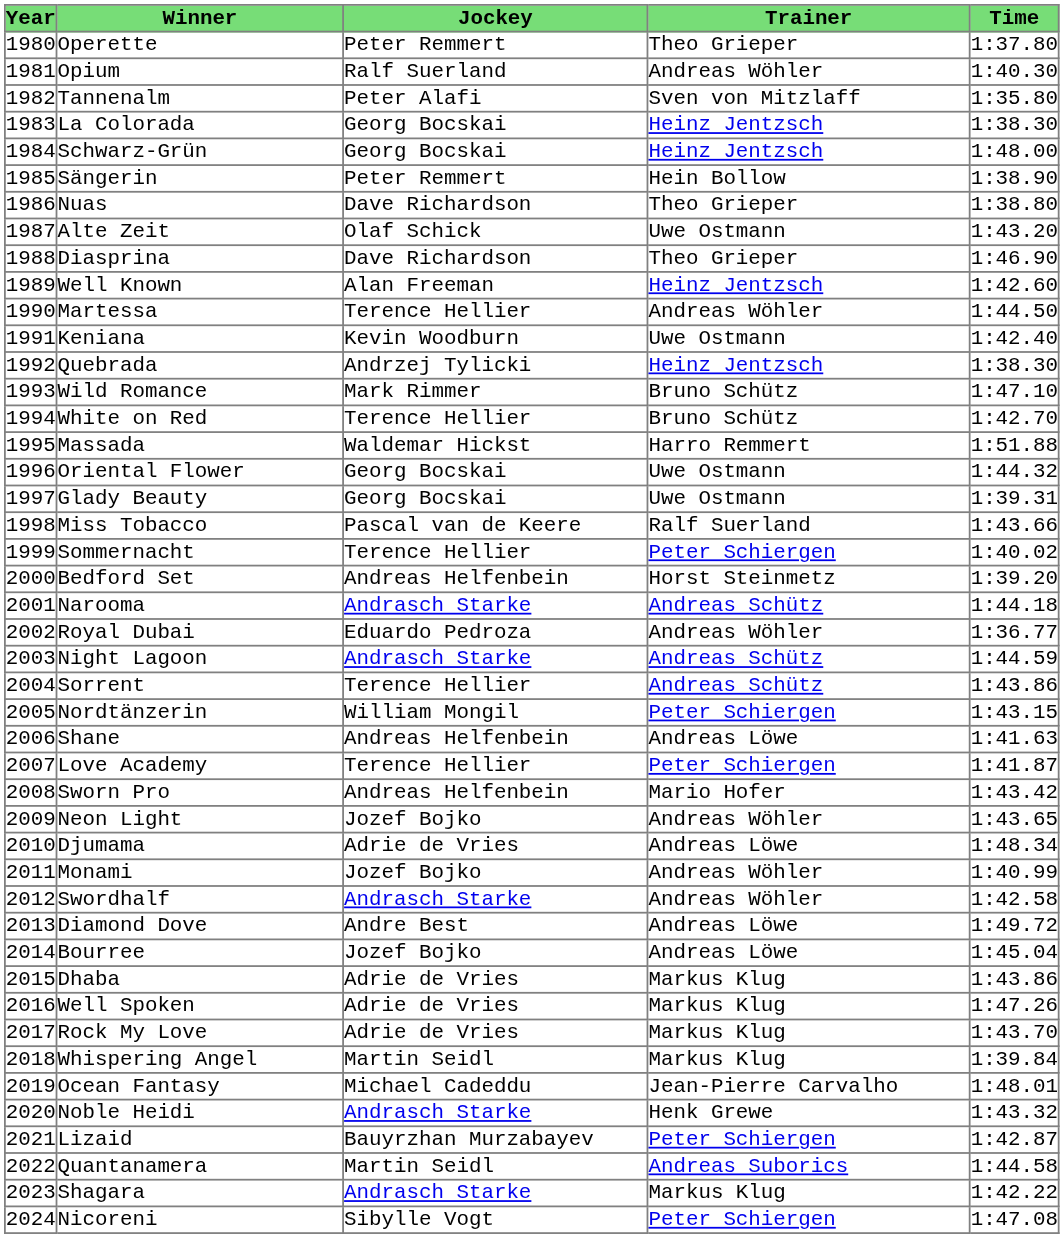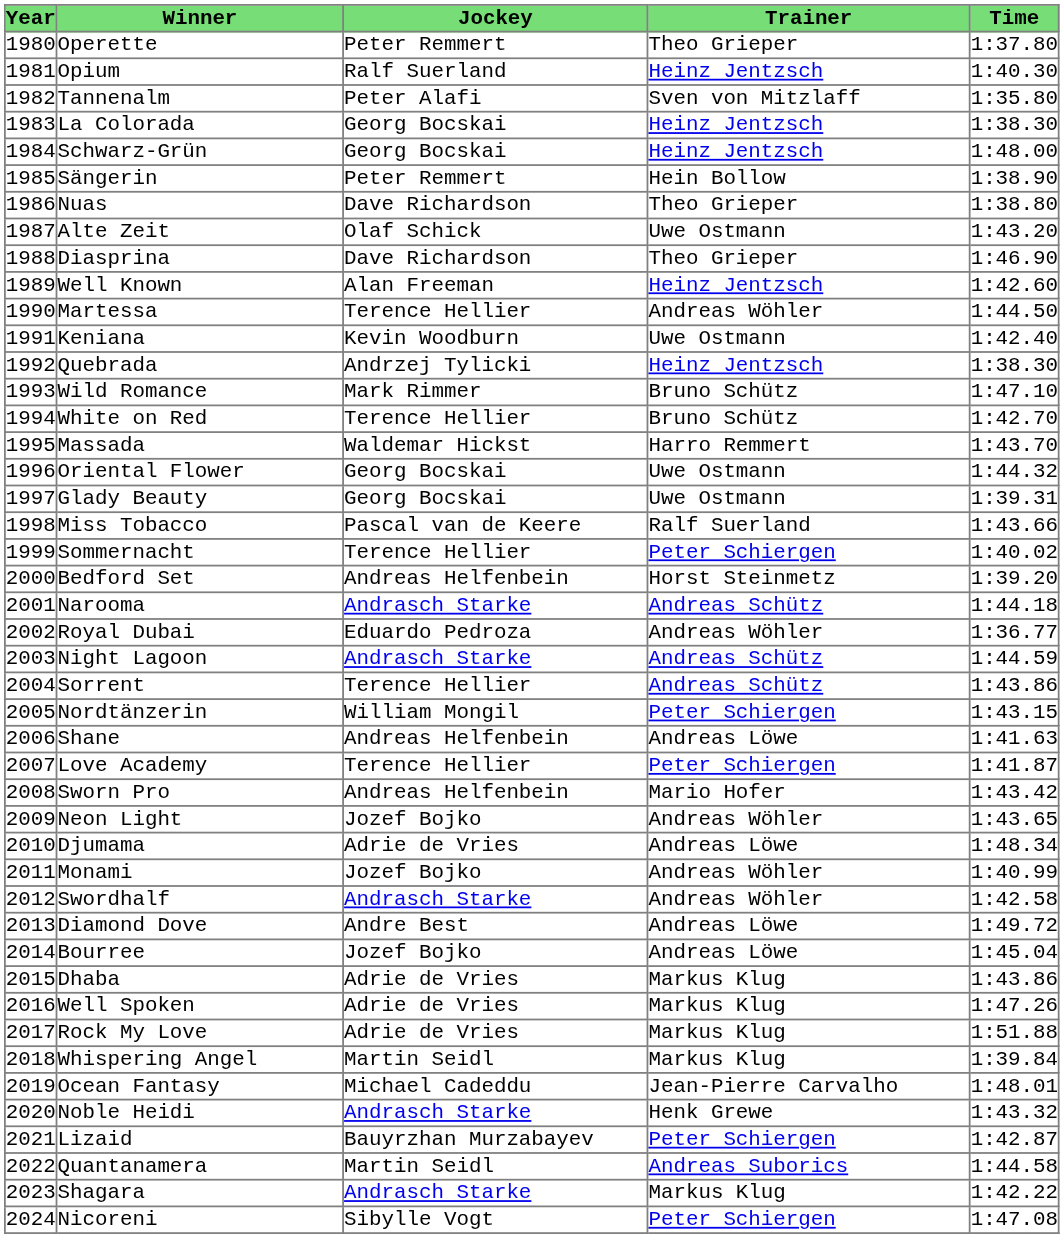(736, 72) Andreas Wöhler -> (736, 72) Heinz Jentzsch
(1014, 445) 1:51.88 -> (1014, 445) 1:43.70
(1014, 1033) 1:43.70 -> (1014, 1033) 1:51.88
